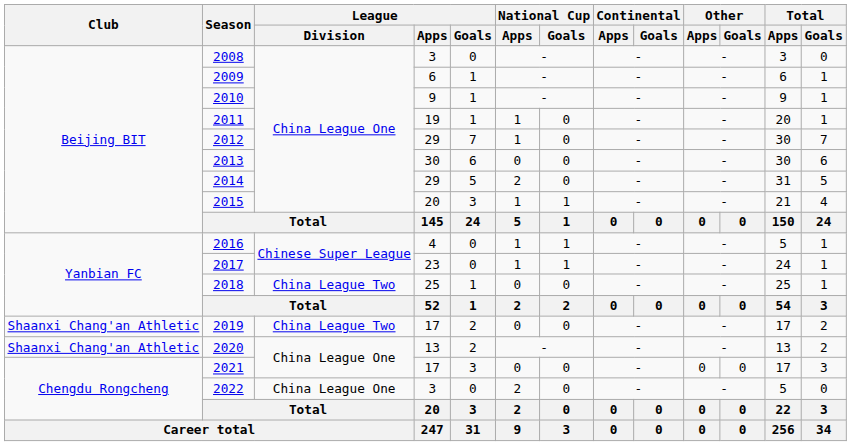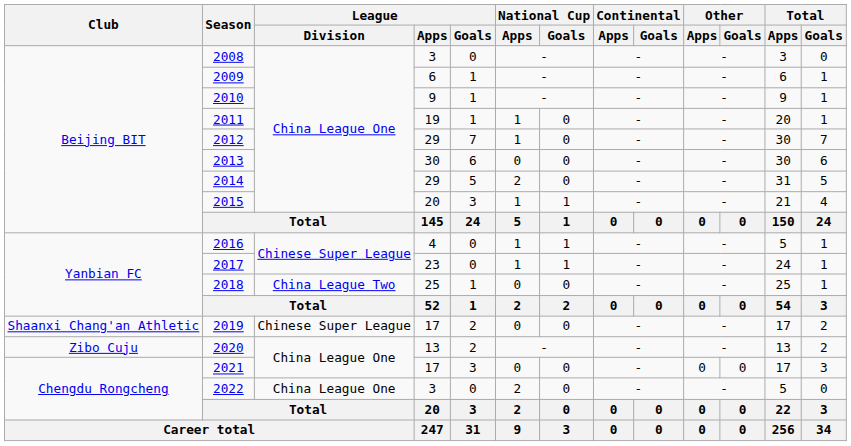(334, 326) China League Two -> (334, 326) Chinese Super League
(103, 347) Shaanxi Chang'an Athletic -> (103, 347) Zibo Cuju
